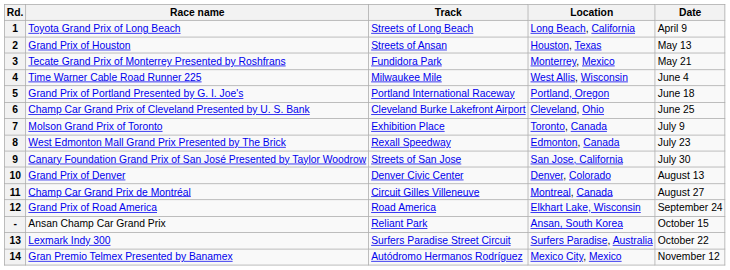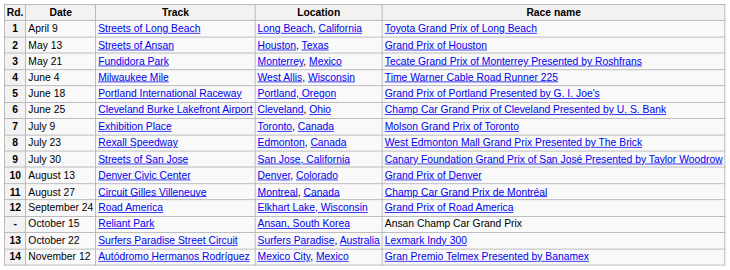columns swapped: (197, 12) <-> (690, 12)
